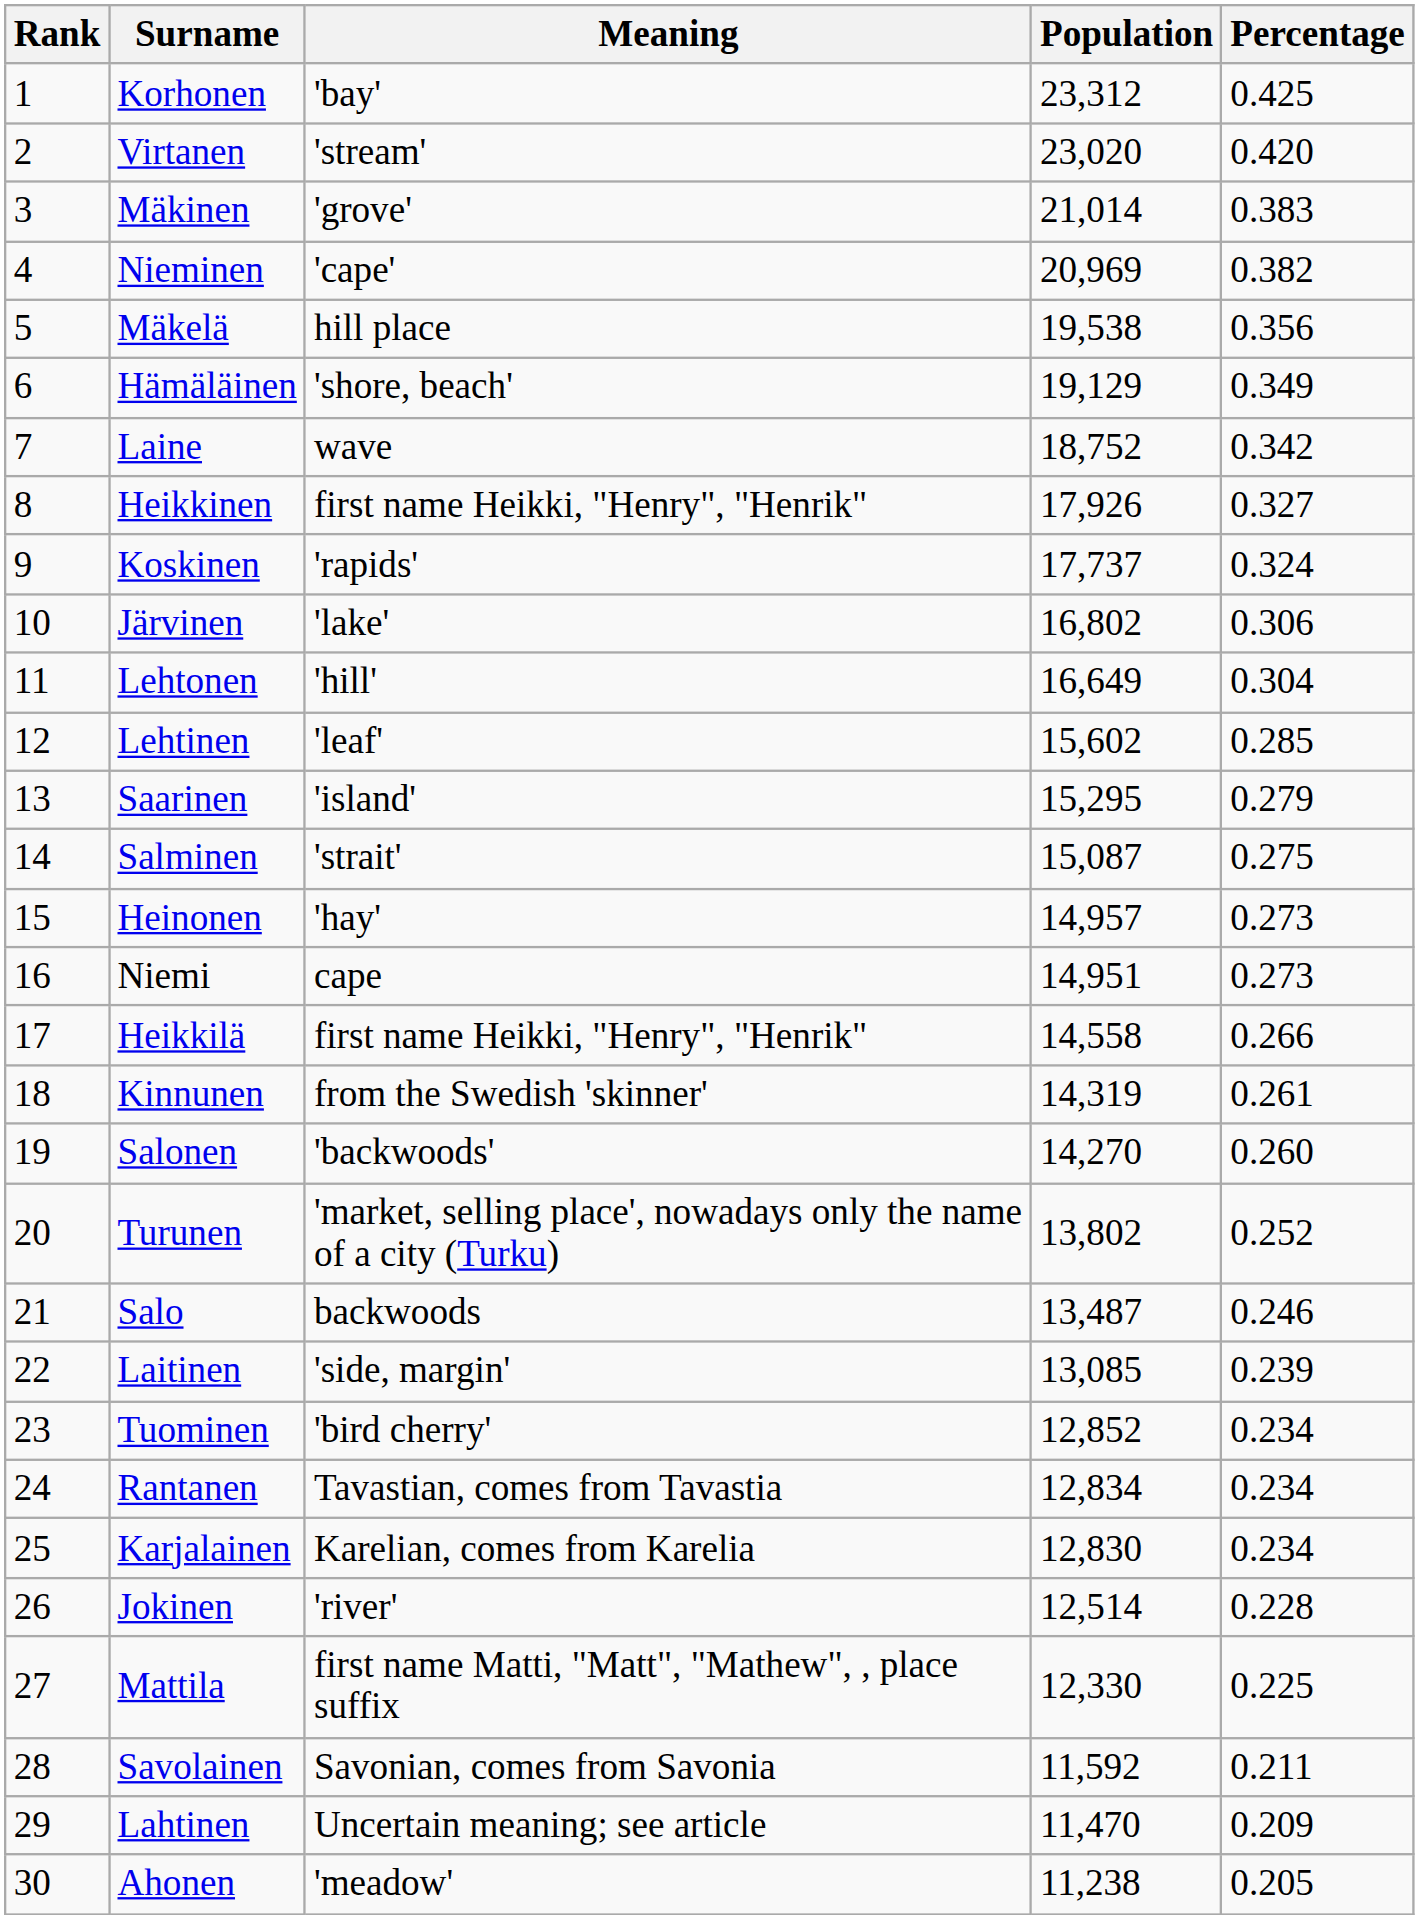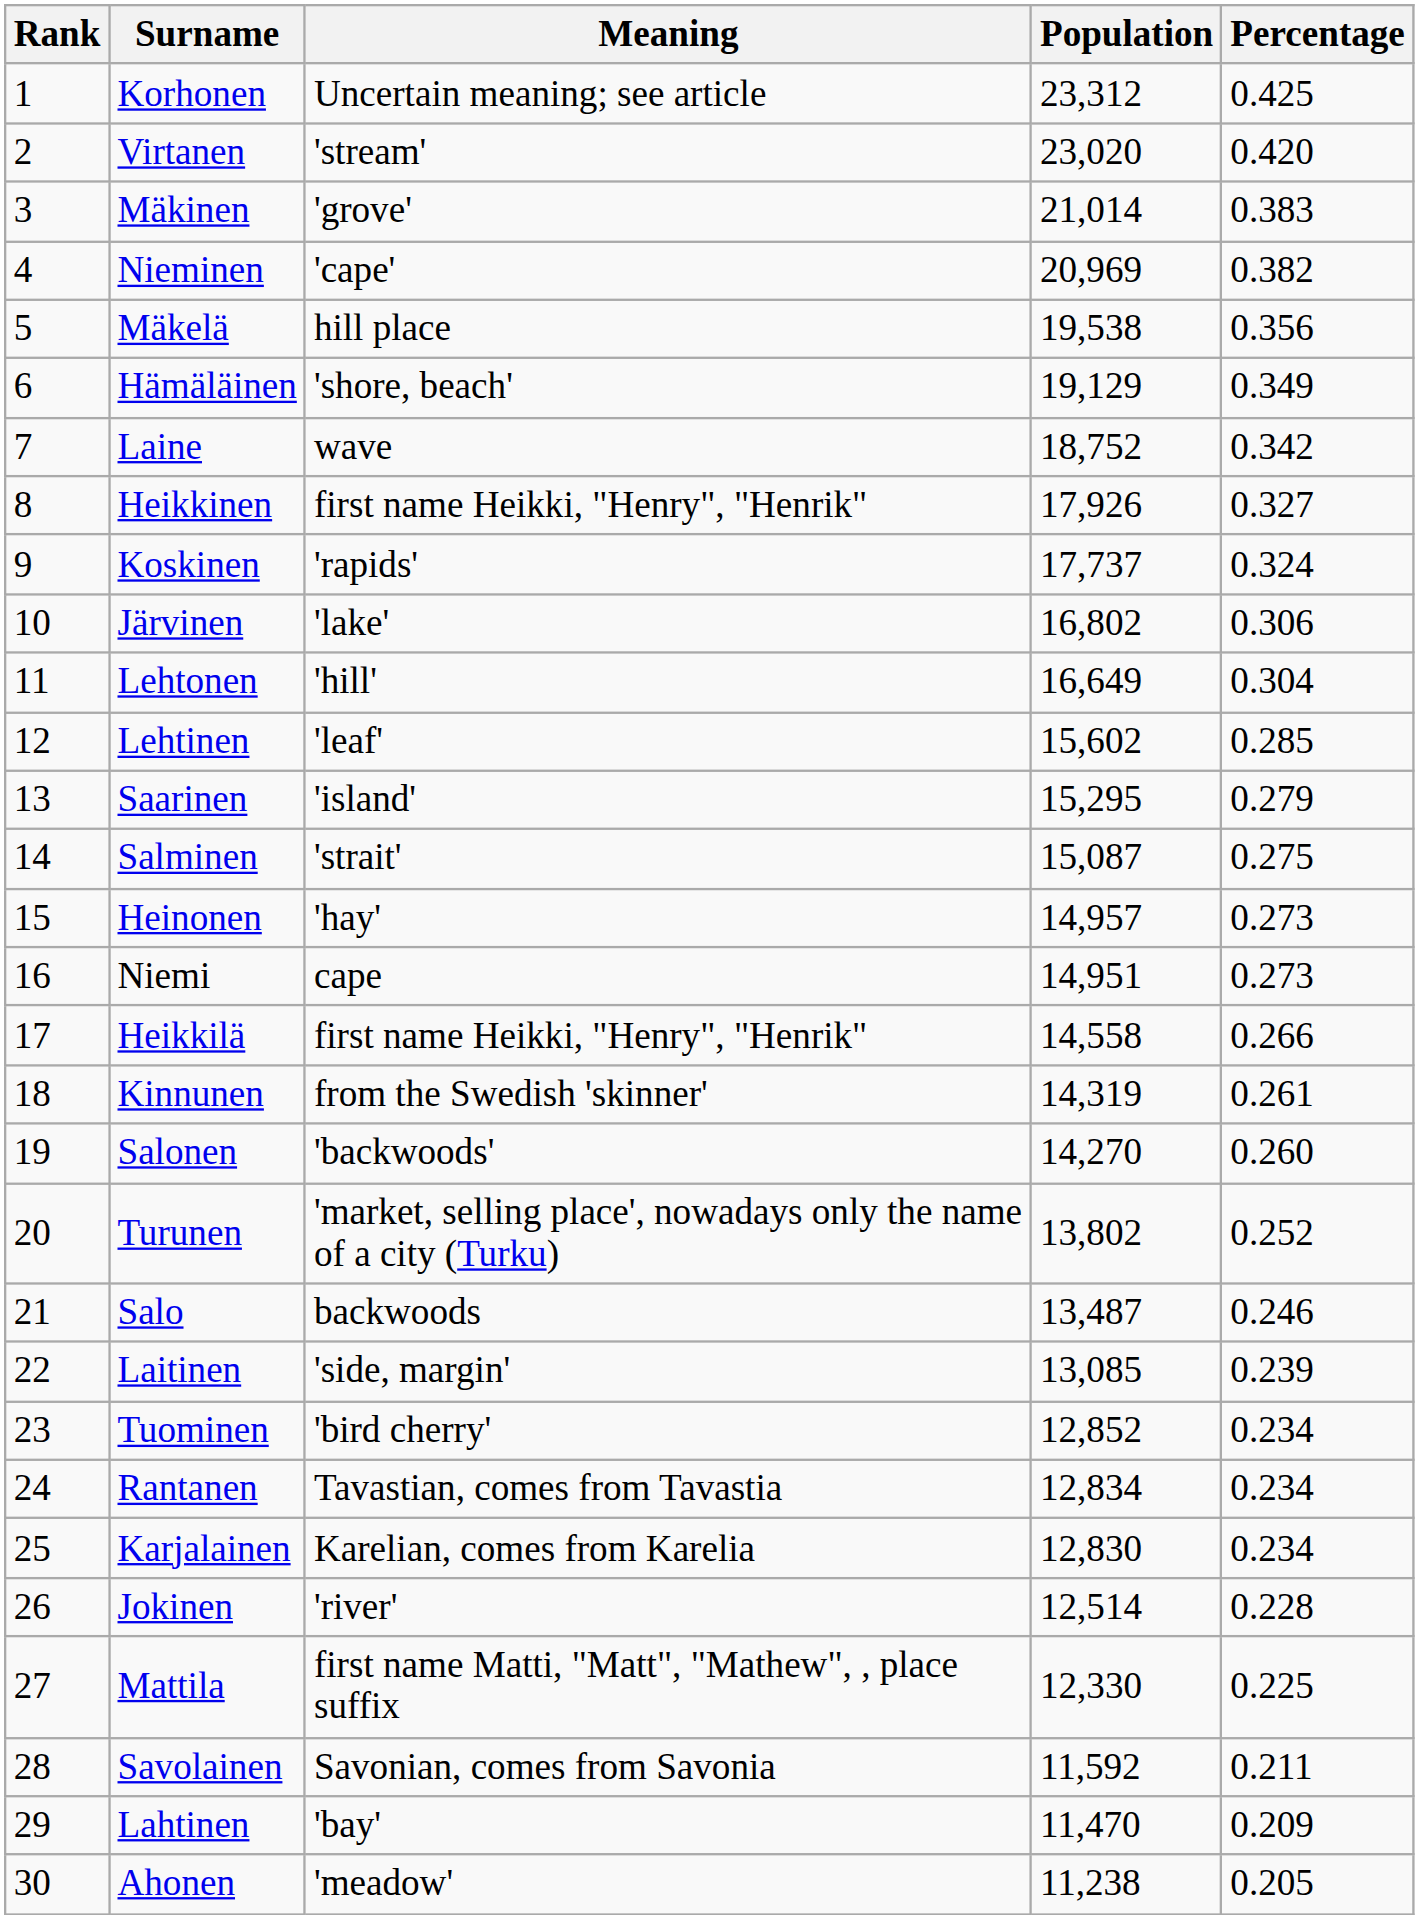(347, 92) 'bay' -> (540, 92) Uncertain meaning; see article
(540, 1824) Uncertain meaning; see article -> (347, 1824) 'bay'
